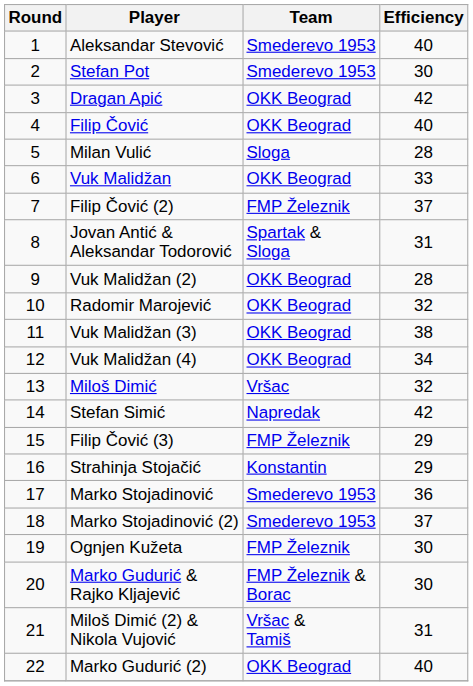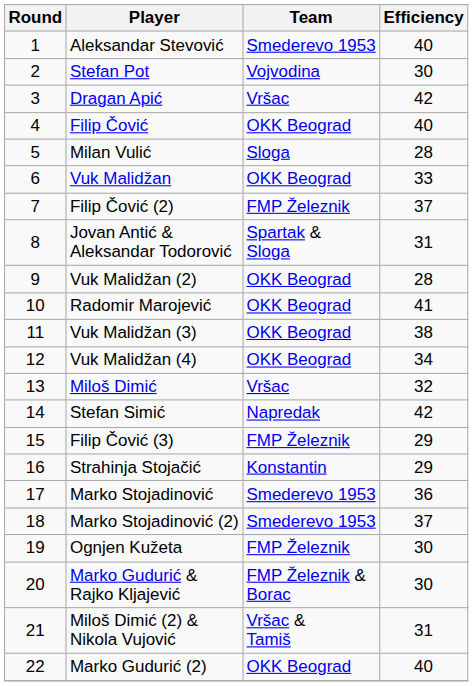(311, 71) Smederevo 1953 -> (283, 71) Vojvodina
(299, 98) OKK Beograd -> (268, 98) Vršac
(424, 306) 32 -> (424, 306) 41
